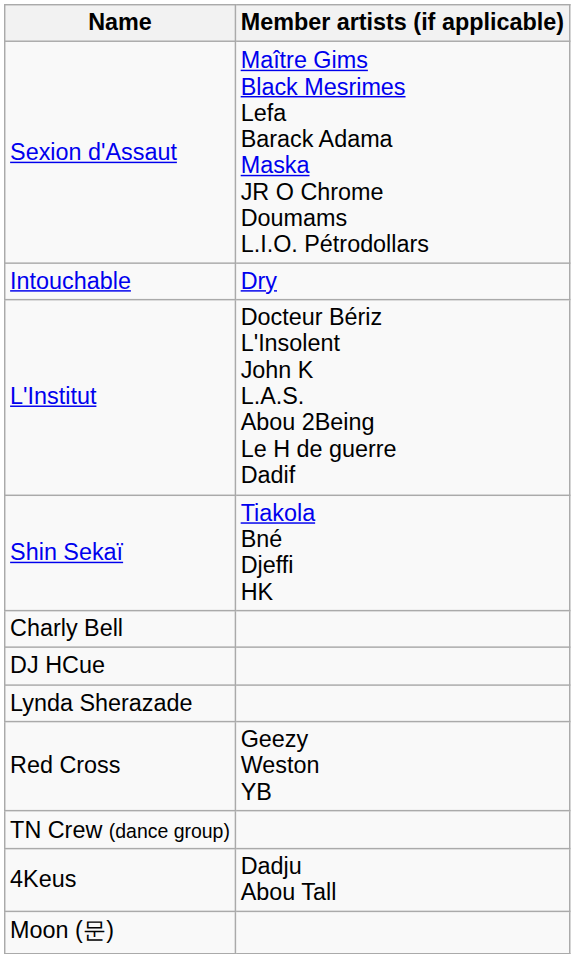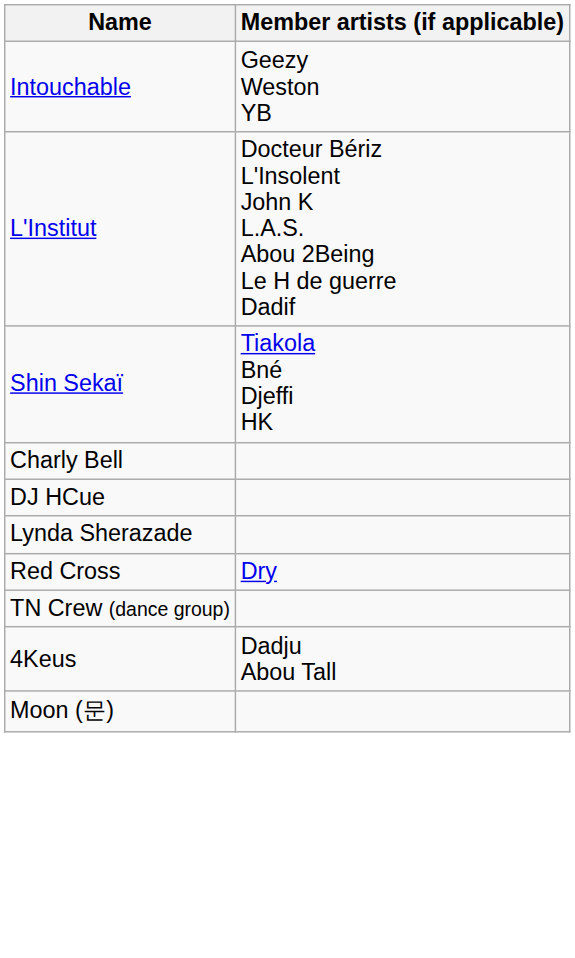- row: (94, 152)
(259, 281) Dry -> (280, 86) Geezy Weston YB
(280, 766) Geezy Weston YB -> (259, 571) Dry
